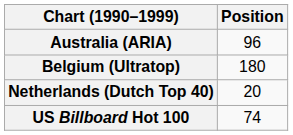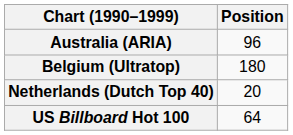(252, 117) 74 -> (252, 117) 64
